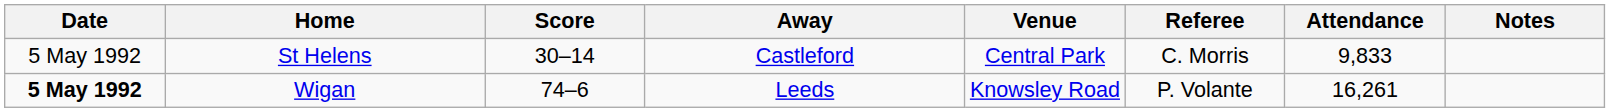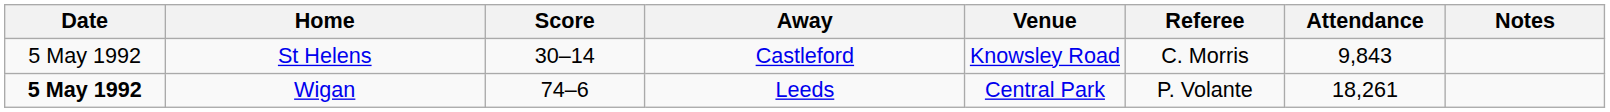(1045, 55) Central Park -> (1045, 55) Knowsley Road
(1365, 55) 9,833 -> (1365, 55) 9,843
(1045, 90) Knowsley Road -> (1045, 90) Central Park
(1365, 90) 16,261 -> (1365, 90) 18,261
